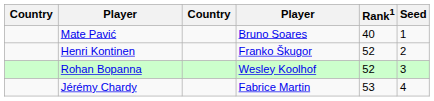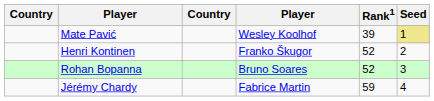(273, 34) Bruno Soares -> (277, 34) Wesley Koolhof
(368, 34) 40 -> (368, 34) 39
(403, 34) no background -> (403, 34) khaki background
(277, 69) Wesley Koolhof -> (273, 69) Bruno Soares
(368, 87) 53 -> (368, 87) 59
